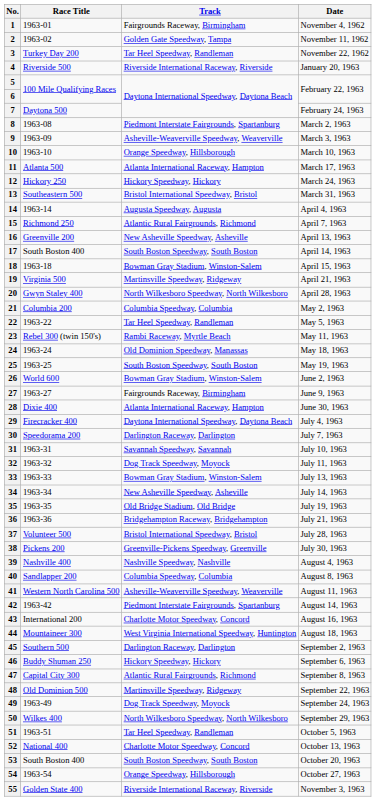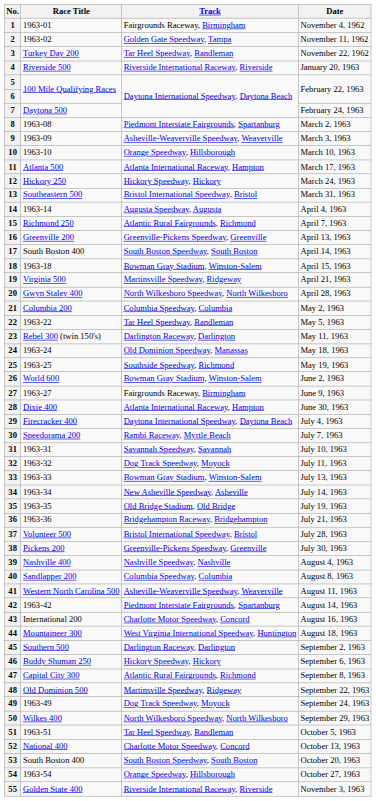(186, 237) New Asheville Speedway, Asheville -> (195, 237) Greenville-Pickens Speedway, Greenville
(177, 336) Rambi Raceway, Myrtle Beach -> (179, 336) Darlington Raceway, Darlington
(191, 364) South Boston Speedway, South Boston -> (179, 364) Southside Speedway, Richmond
(179, 435) Darlington Raceway, Darlington -> (177, 435) Rambi Raceway, Myrtle Beach
